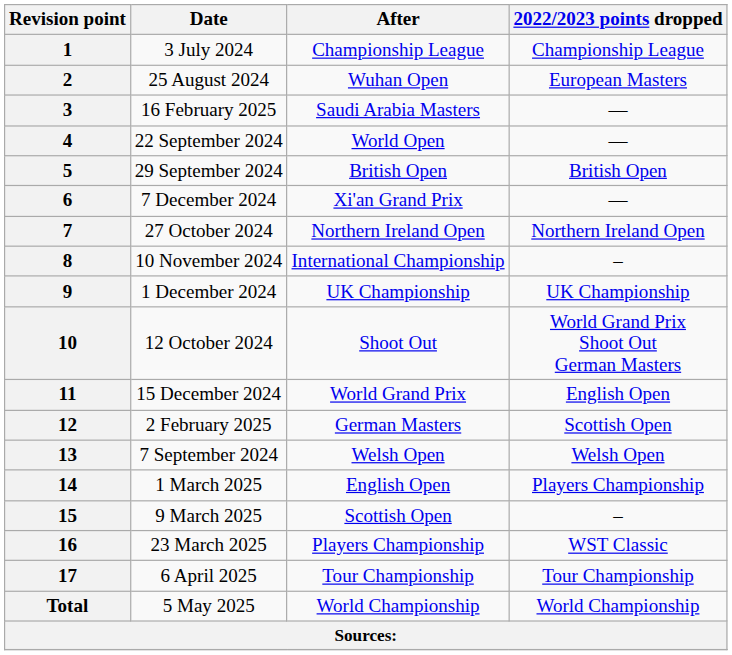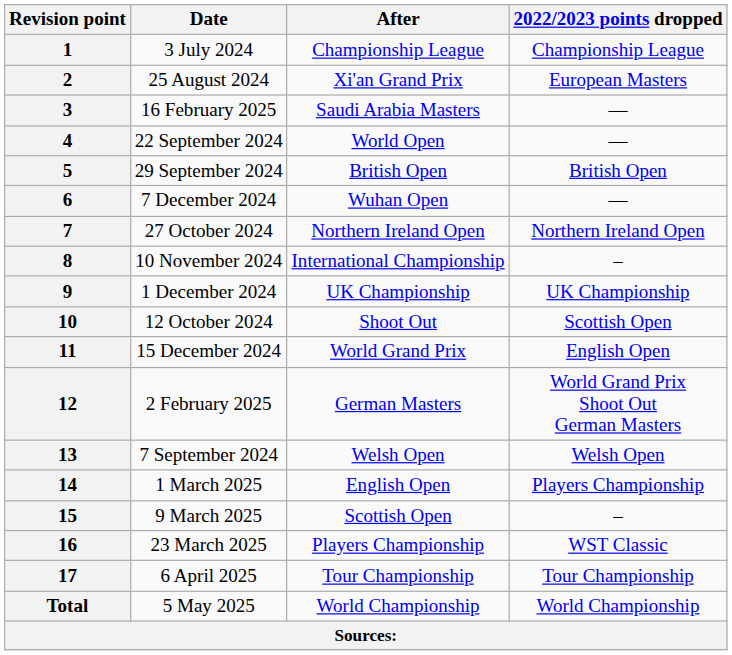(398, 79) Wuhan Open -> (398, 79) Xi'an Grand Prix
(398, 200) Xi'an Grand Prix -> (398, 200) Wuhan Open
(618, 342) World Grand Prix Shoot Out German Masters -> (618, 321) Scottish Open
(618, 424) Scottish Open -> (618, 403) World Grand Prix Shoot Out German Masters
